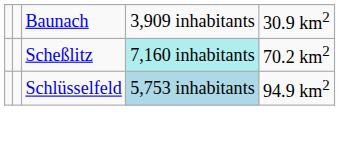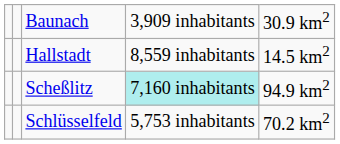+ row: (58, 54)
(296, 54) 70.2 km2 -> (296, 88) 94.9 km2
(192, 88) lightblue background -> (192, 121) no background
(296, 88) 94.9 km2 -> (296, 121) 70.2 km2
